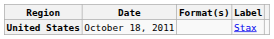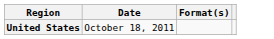- column: (248, 12)
